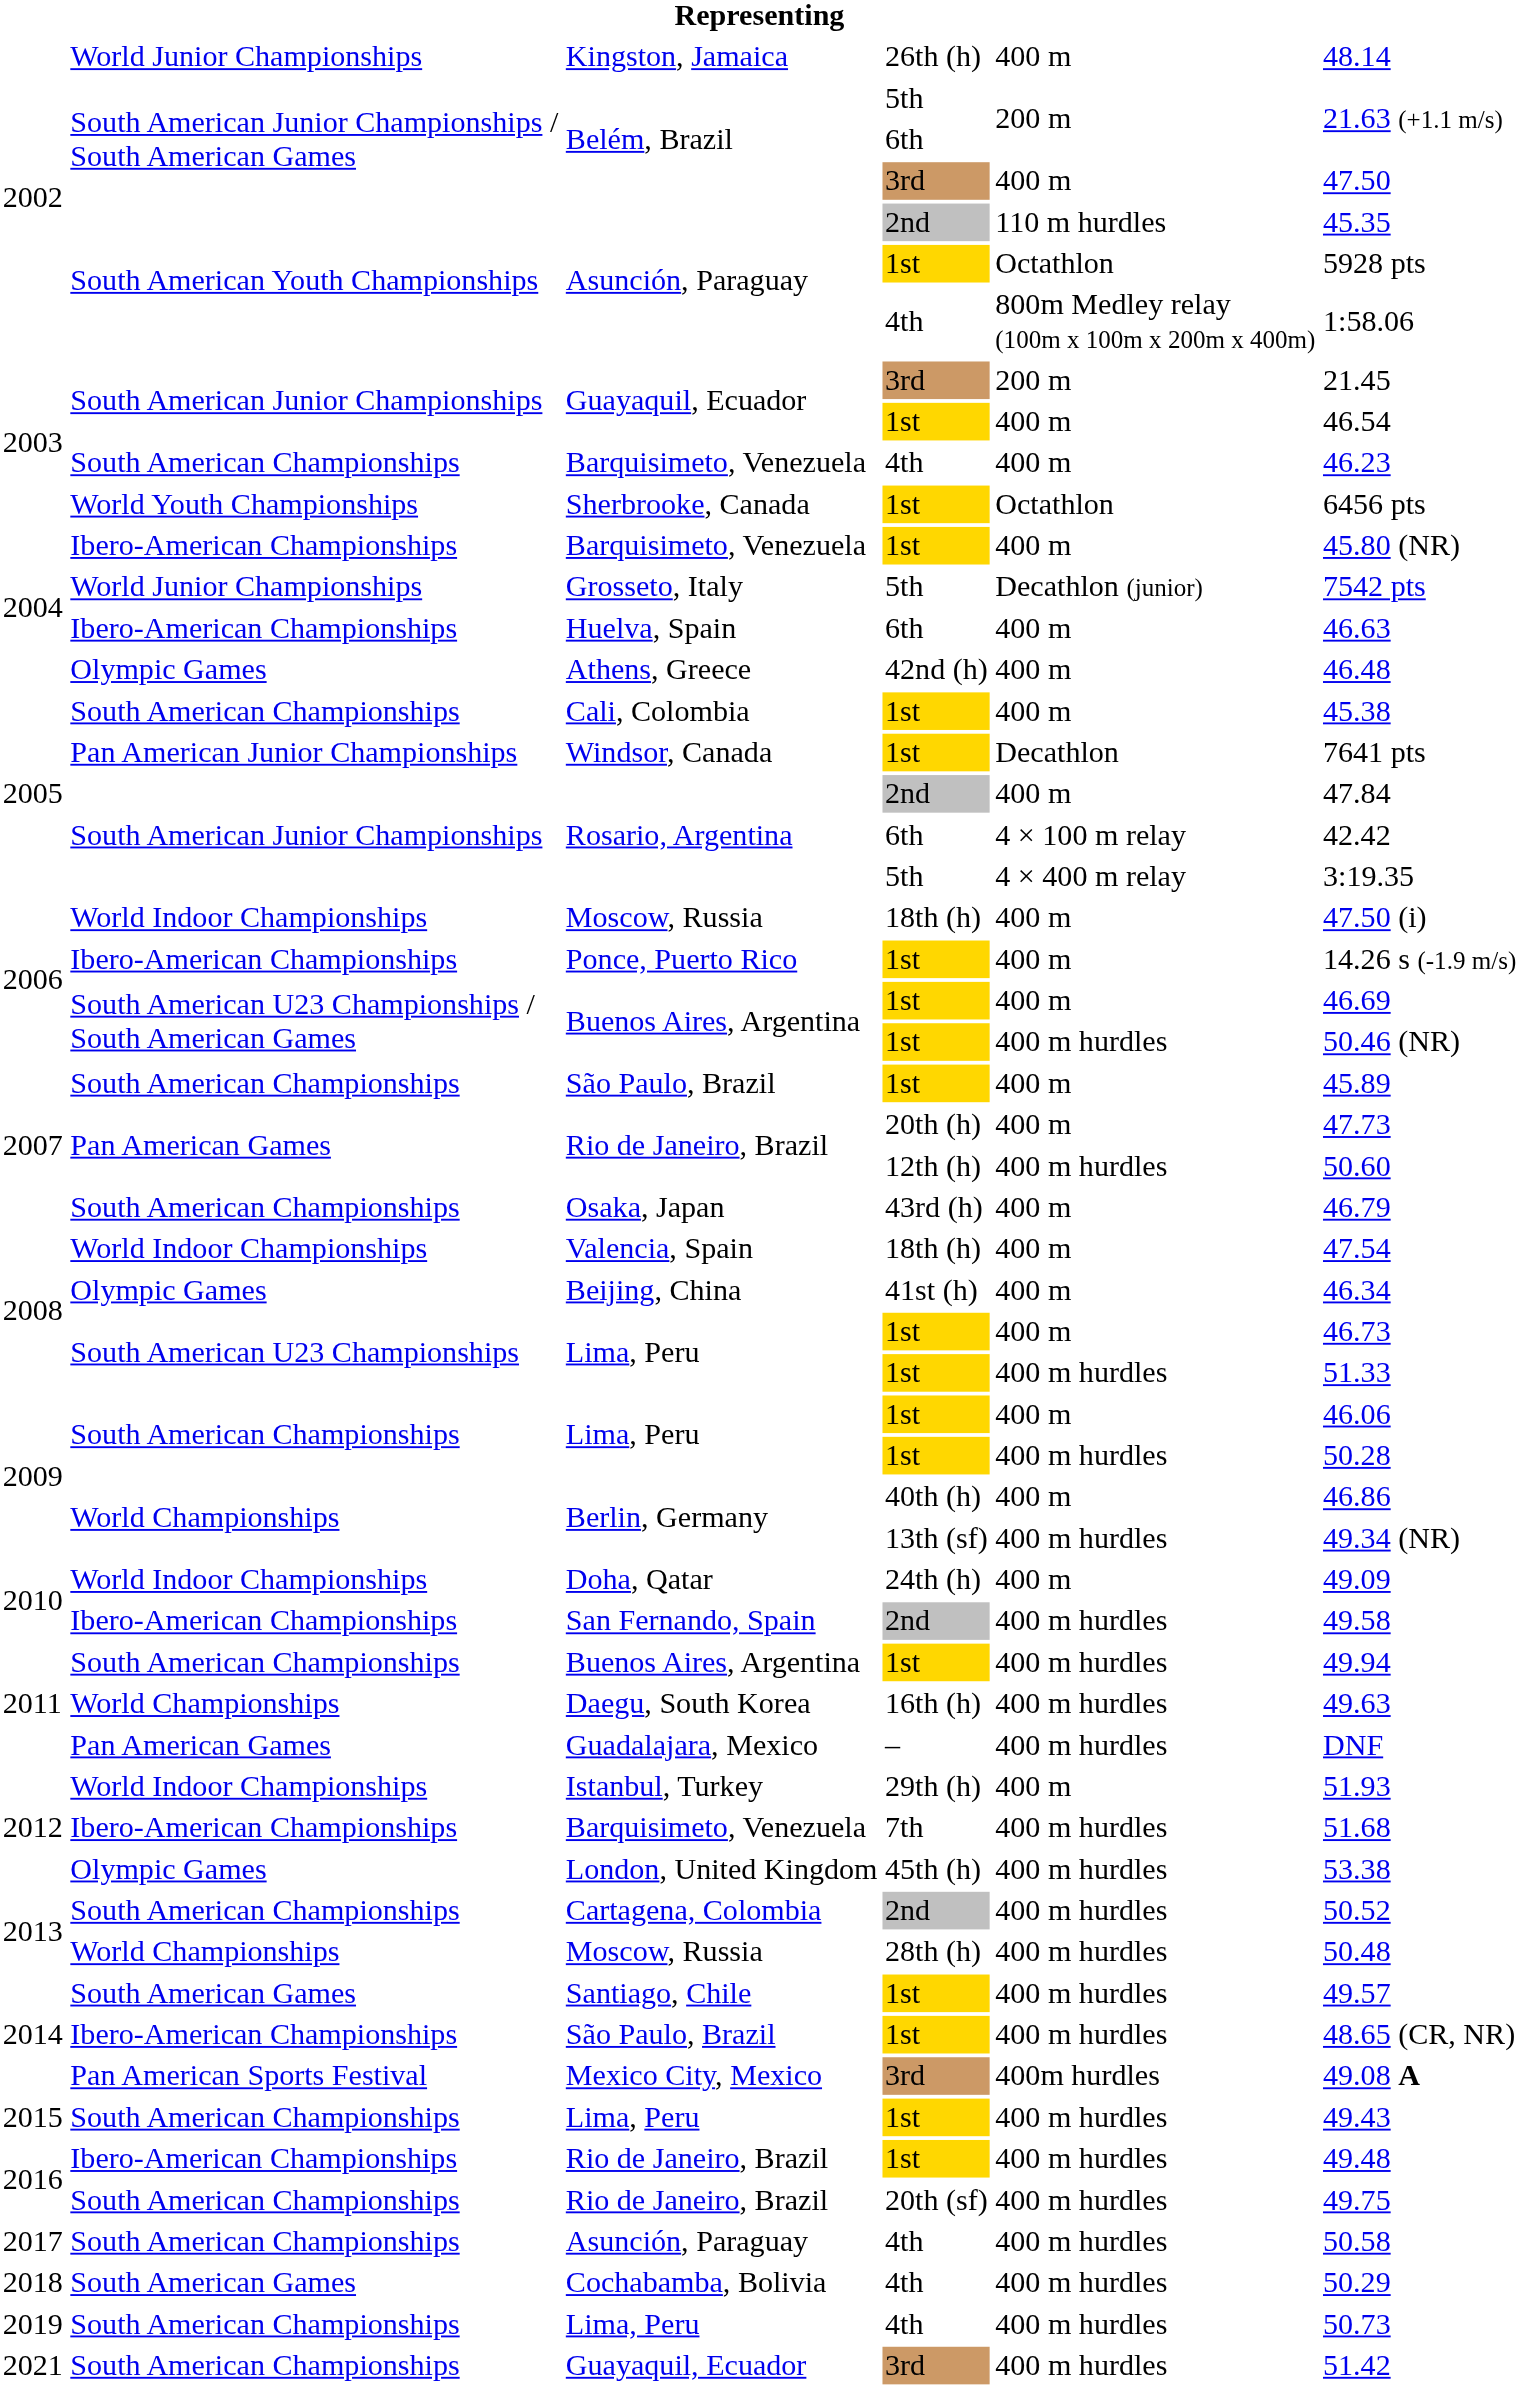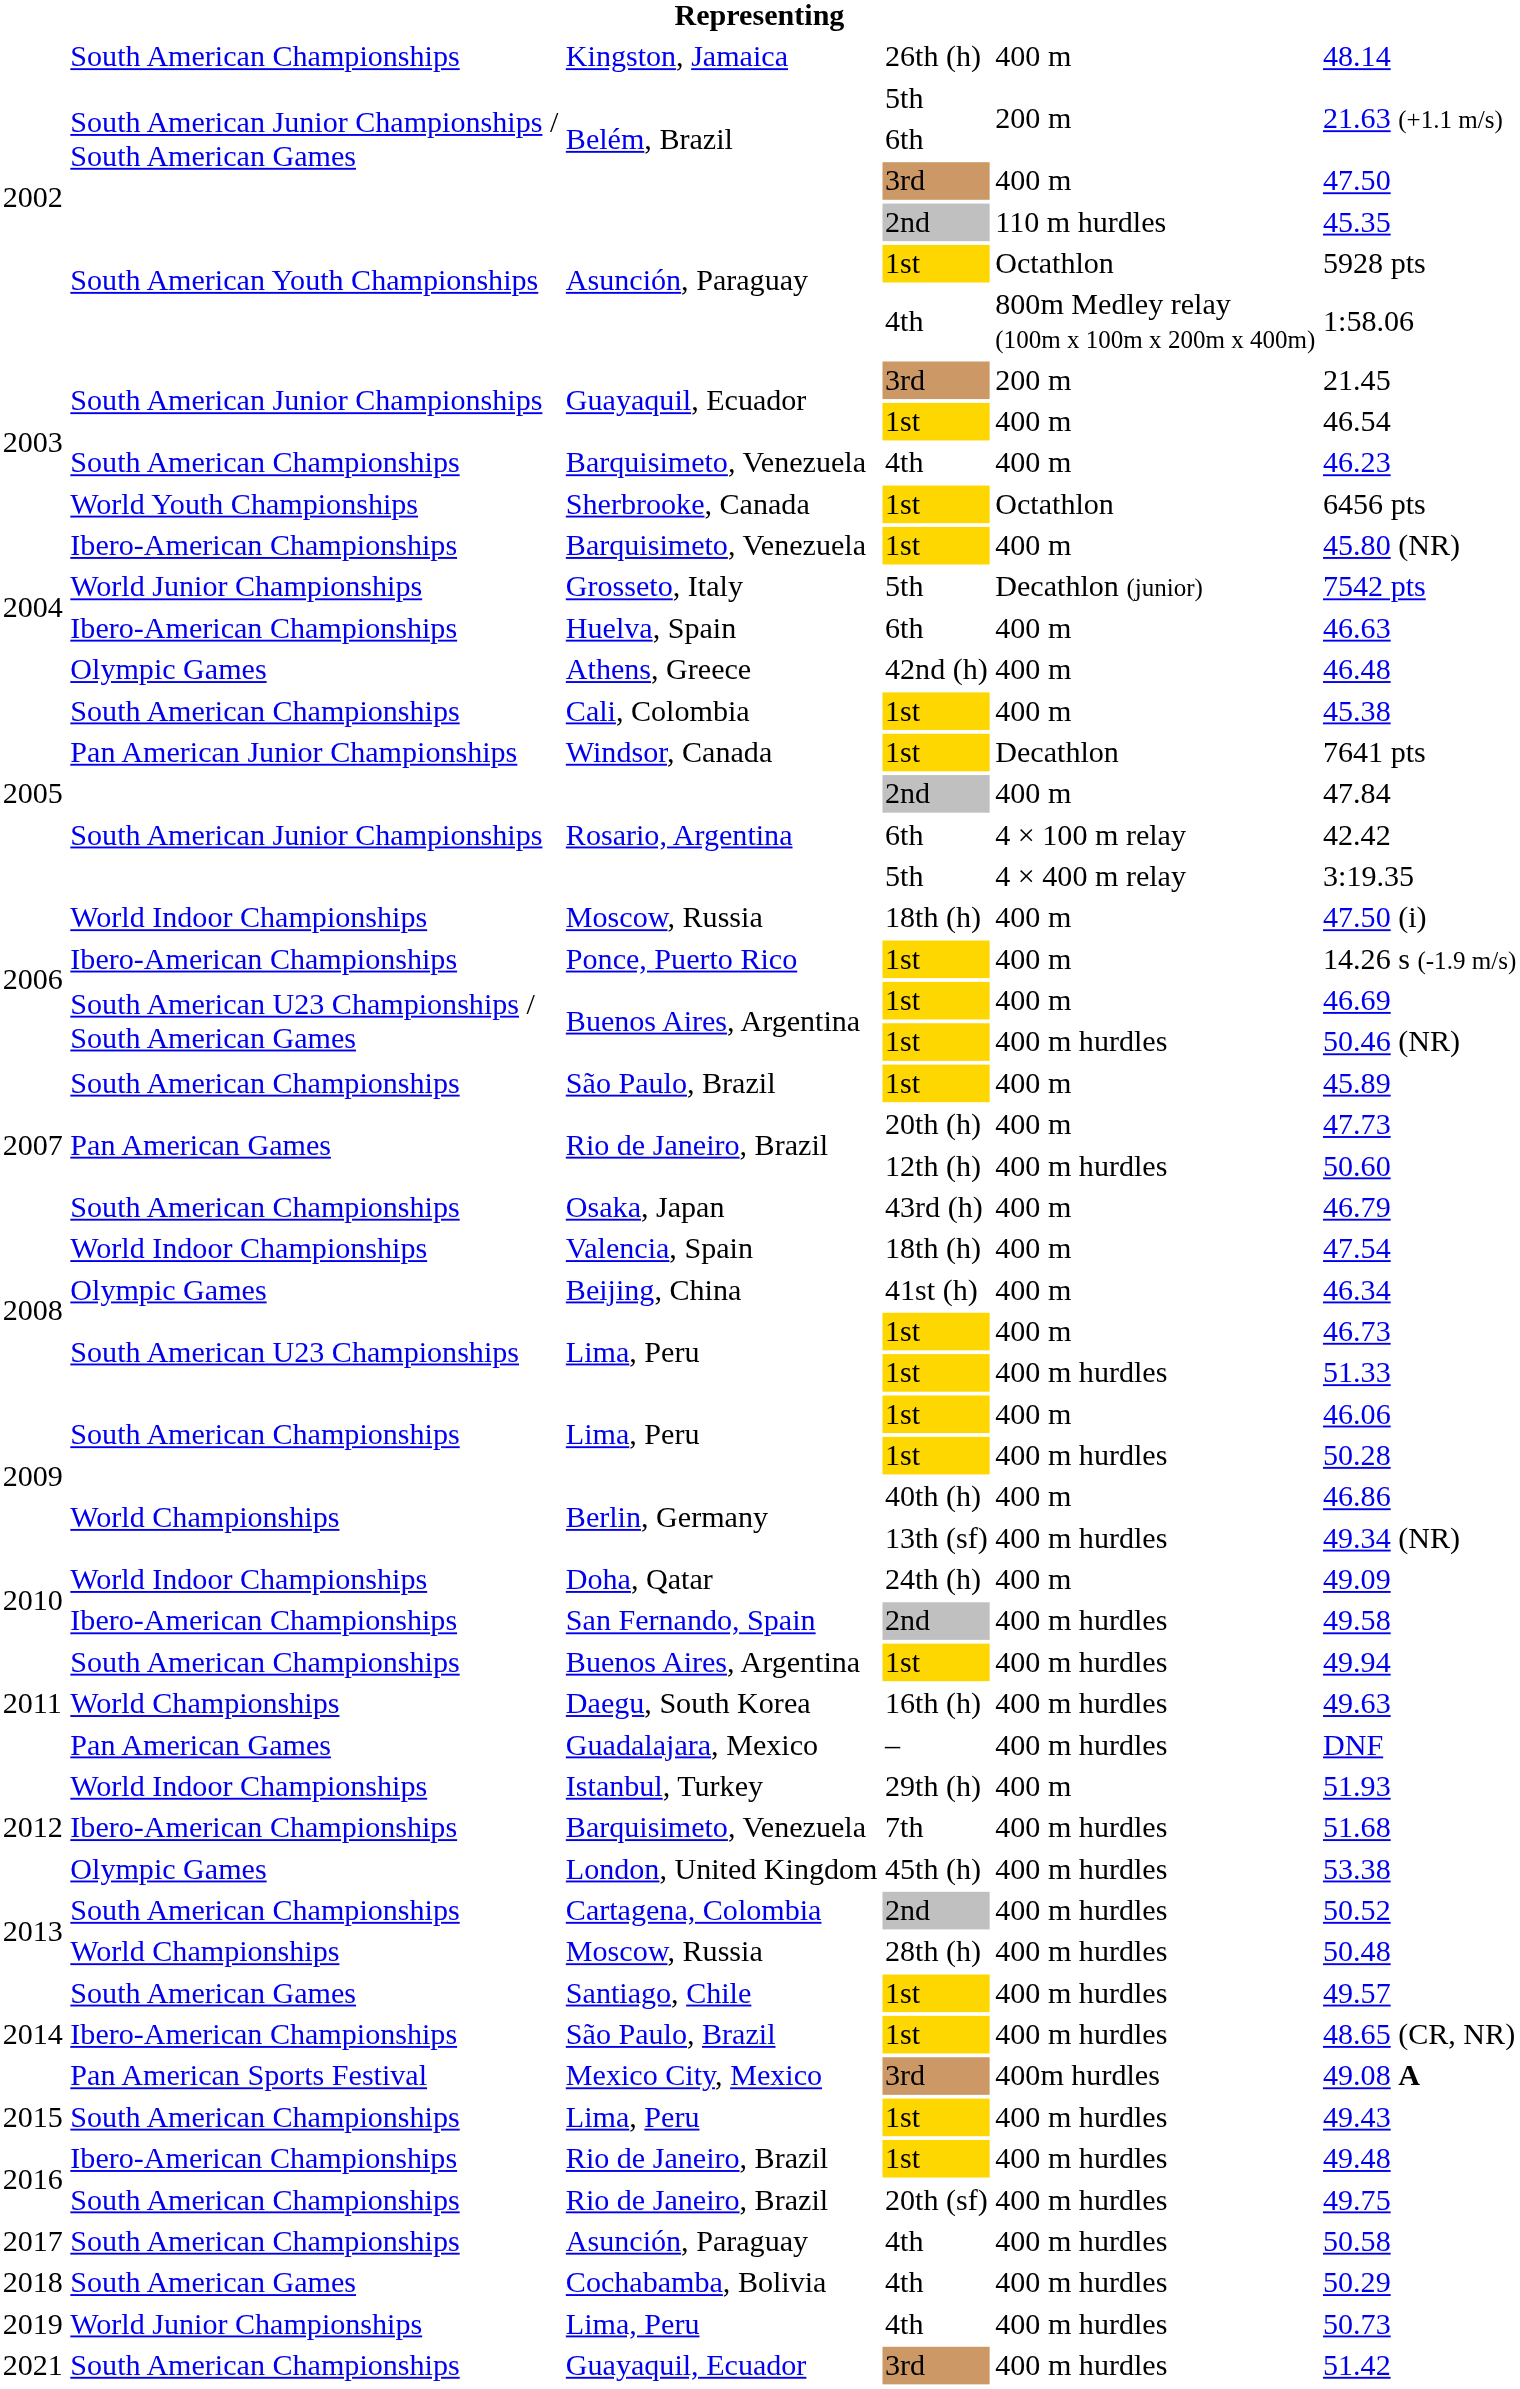(246, 56) World Junior Championships -> (265, 56) South American Championships
(265, 2323) South American Championships -> (246, 2323) World Junior Championships
